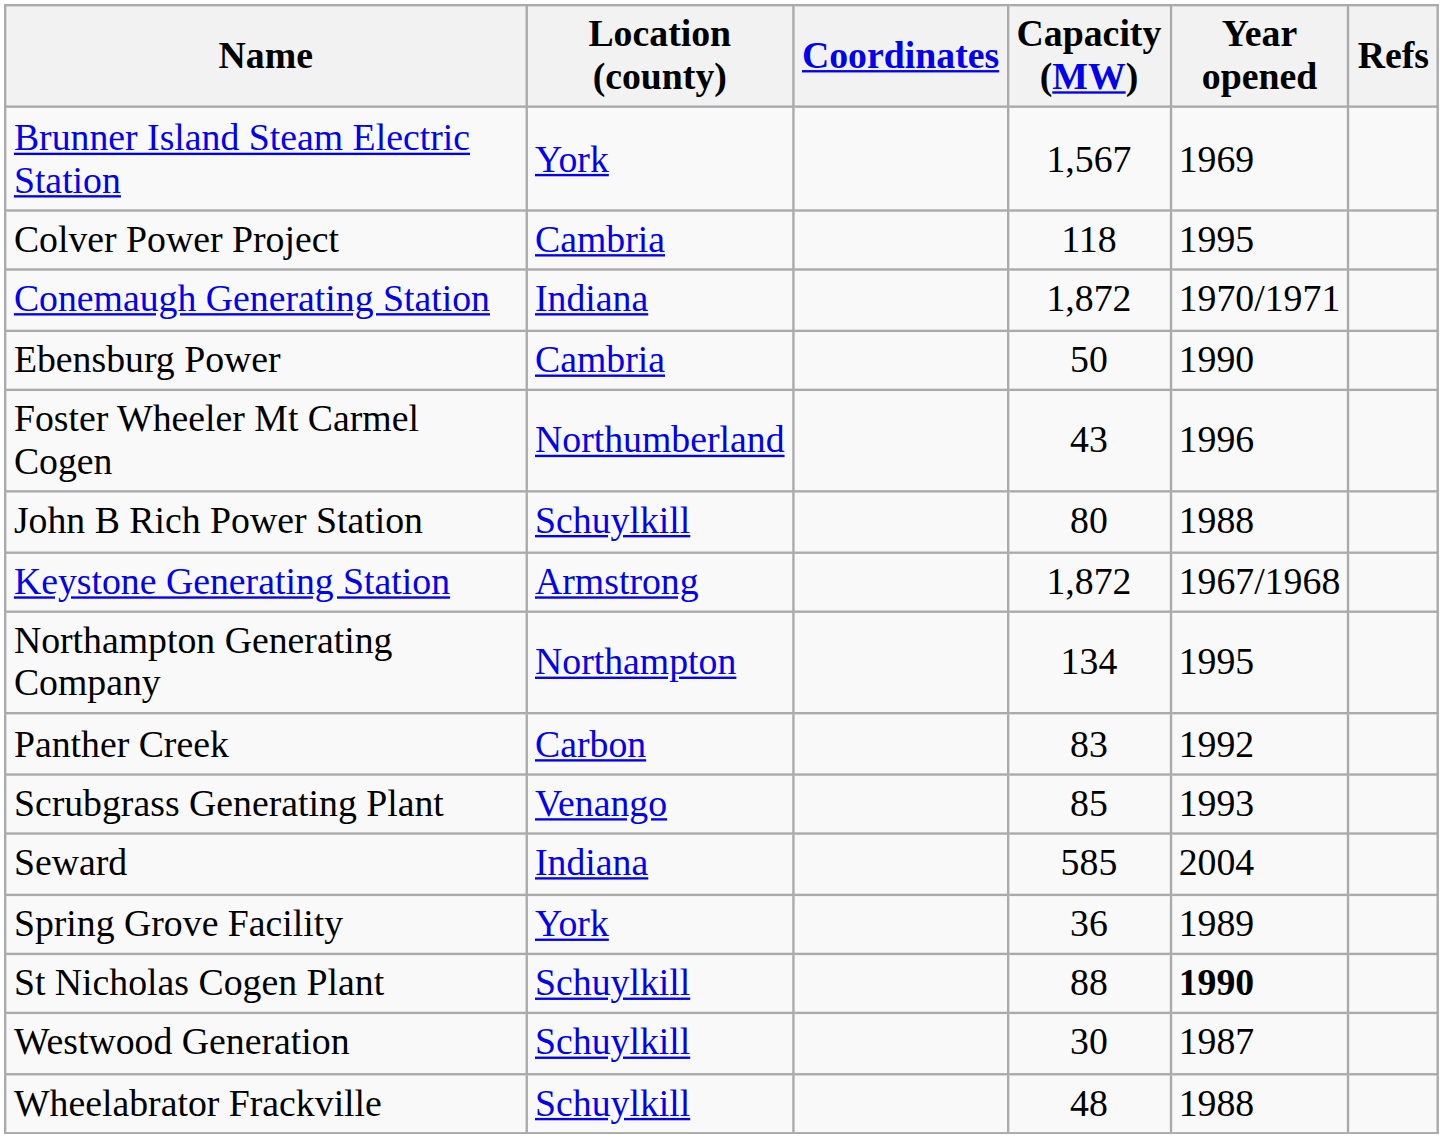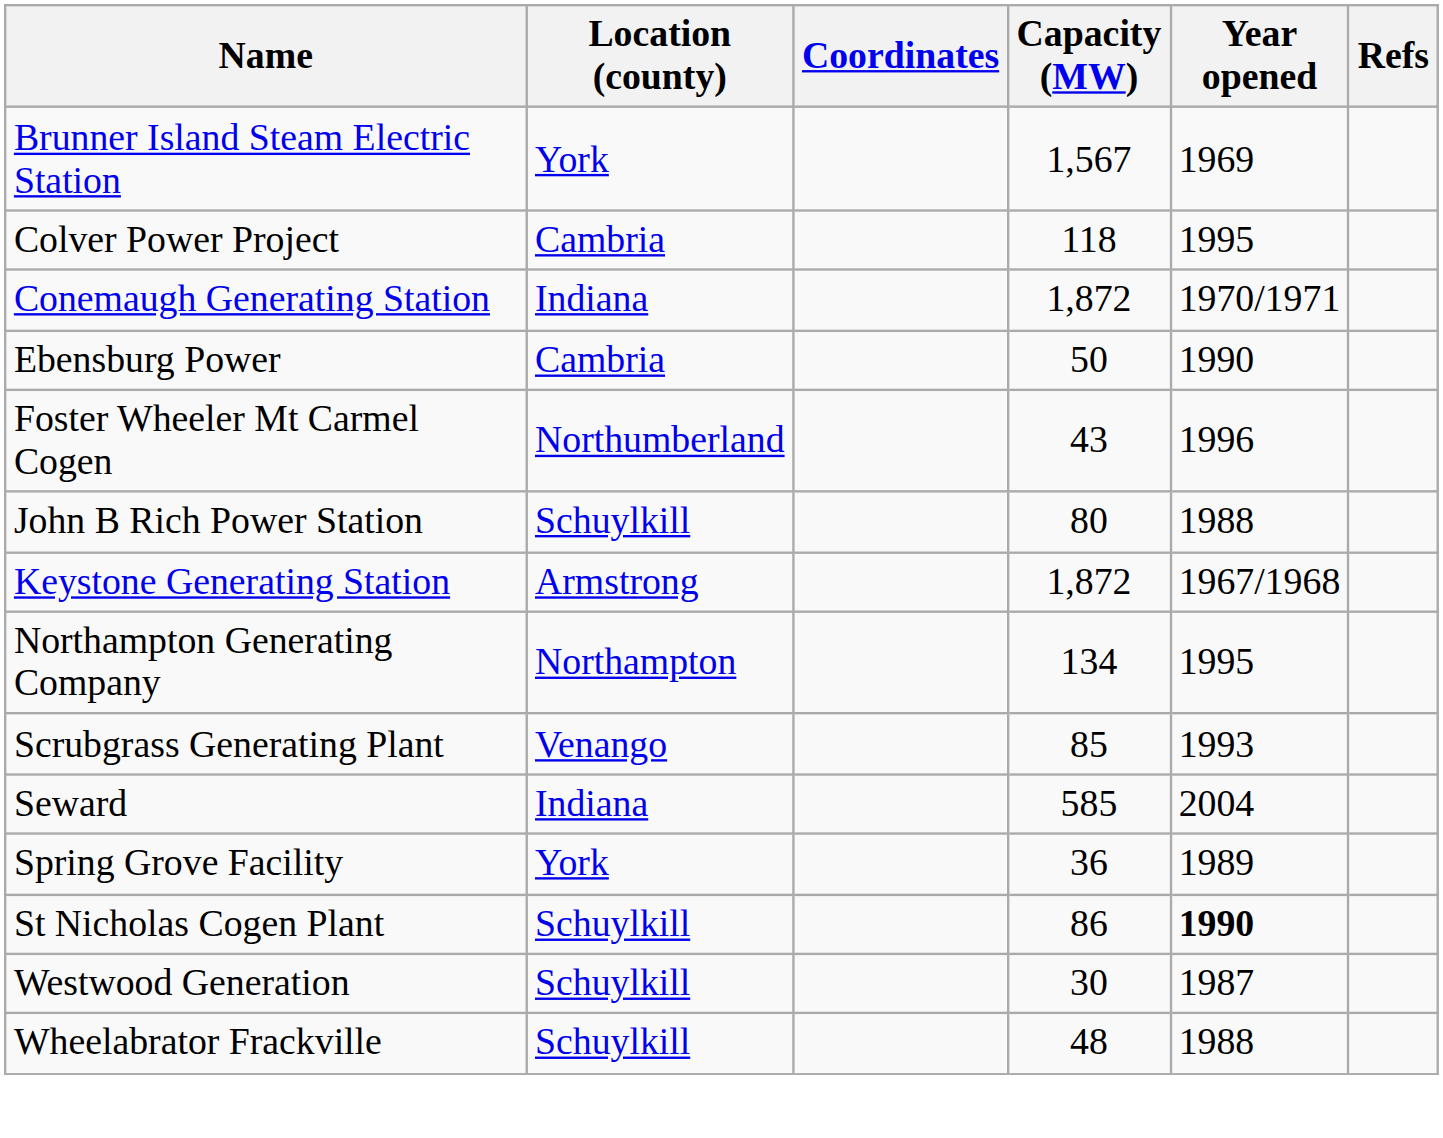- row: (121, 743)
(1089, 982) 88 -> (1089, 922) 86
